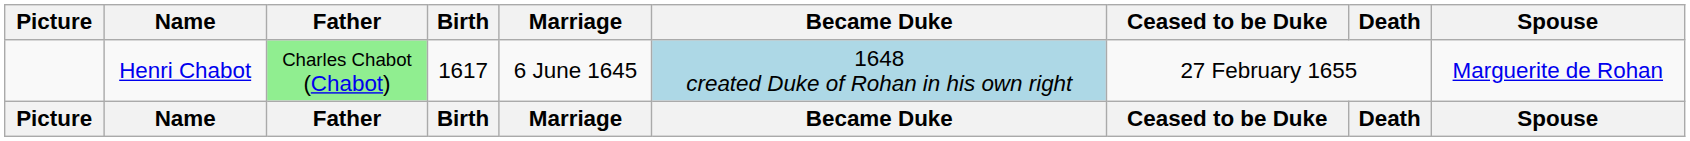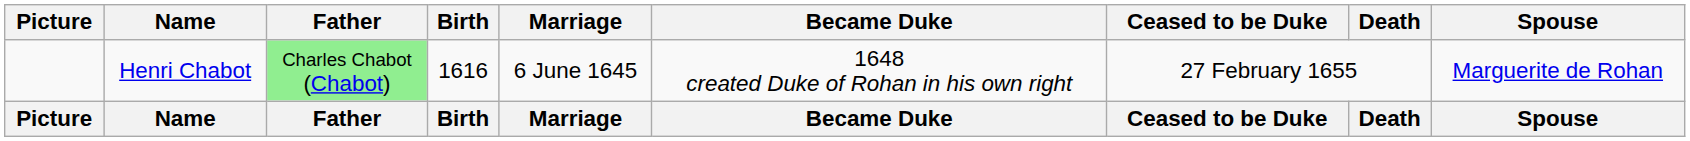(463, 70) 1617 -> (463, 70) 1616
(879, 70) lightblue background -> (879, 70) no background
